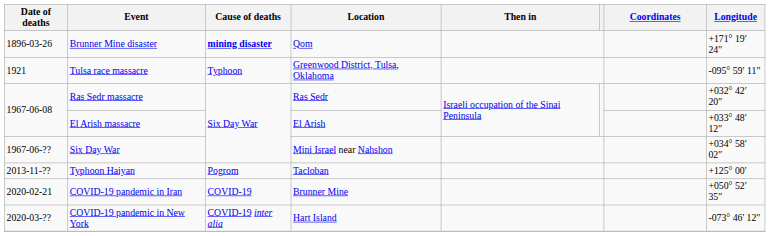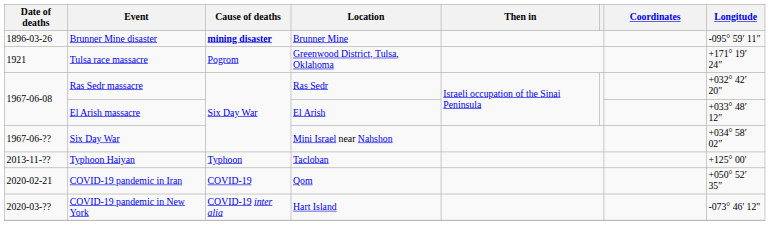(303, 44) Qom -> (321, 38) Brunner Mine
(728, 44) +171° 19′ 24″ -> (734, 38) -095° 59′ 11″
(225, 70) Typhoon -> (223, 59) Pogrom
(734, 70) -095° 59′ 11″ -> (728, 59) +171° 19′ 24″
(223, 170) Pogrom -> (225, 160) Typhoon
(321, 191) Brunner Mine -> (303, 180) Qom
